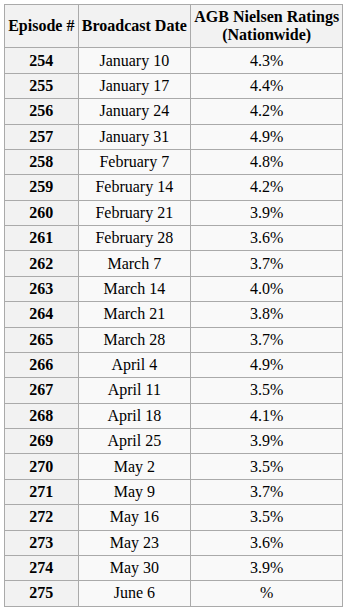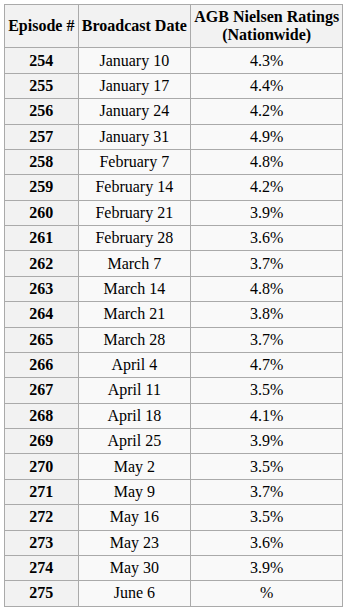(267, 288) 4.0% -> (267, 288) 4.8%
(267, 365) 4.9% -> (267, 365) 4.7%
